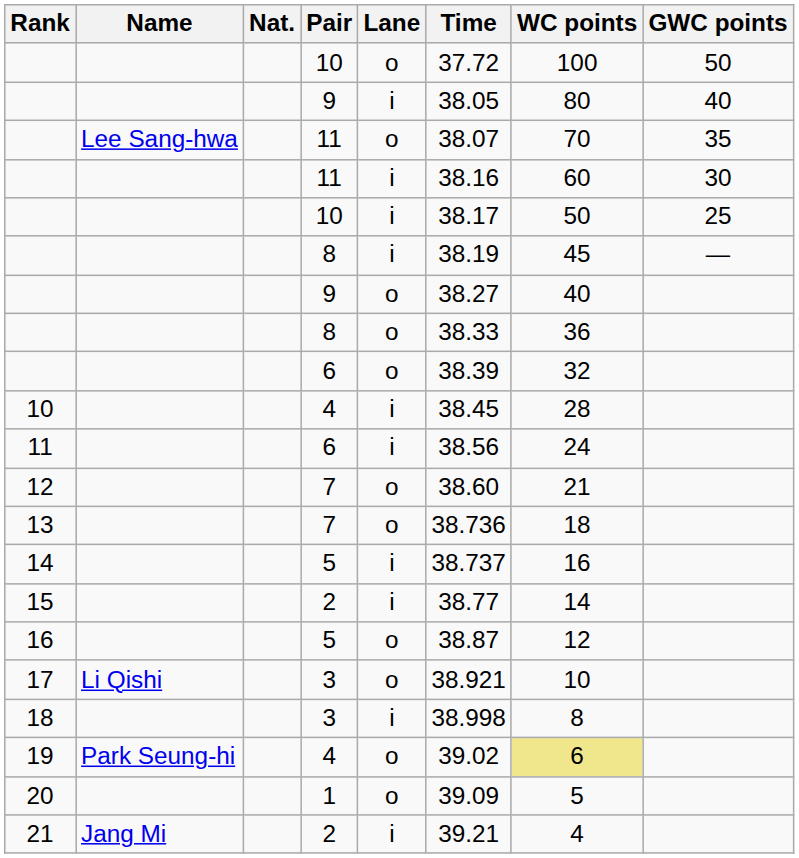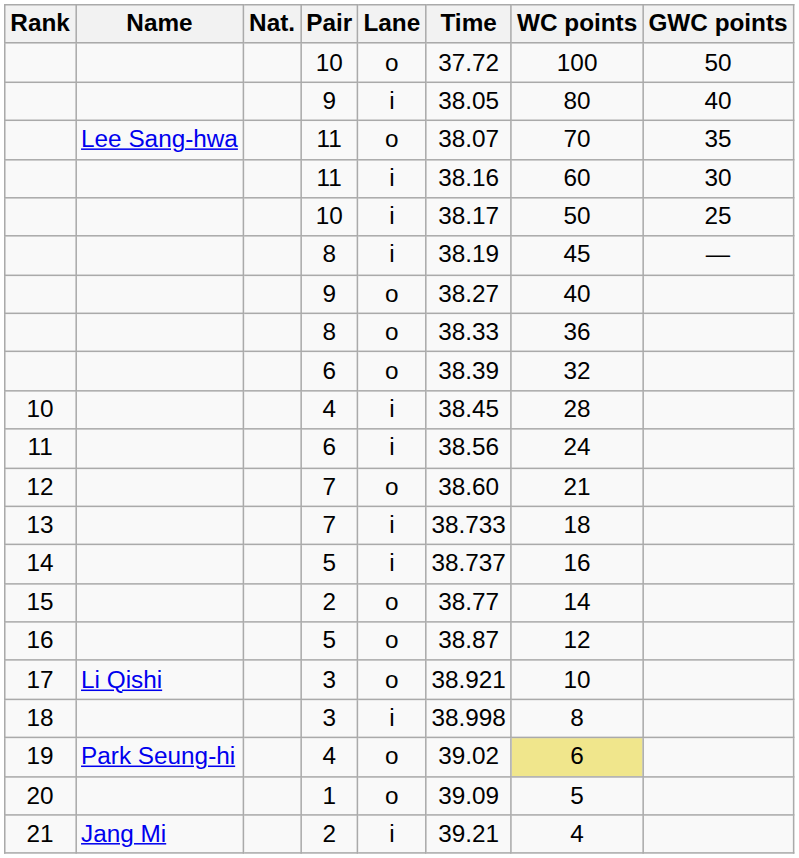(392, 525) o -> (392, 525) i
(469, 525) 38.736 -> (469, 525) 38.733
(392, 602) i -> (392, 602) o
